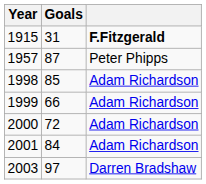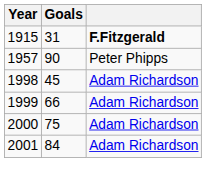(52, 59) 87 -> (52, 59) 90
(52, 80) 85 -> (52, 80) 45
(52, 124) 72 -> (52, 124) 75
- row: (23, 168)
